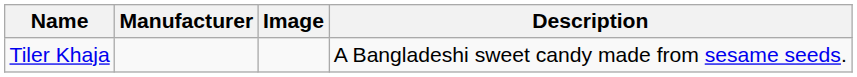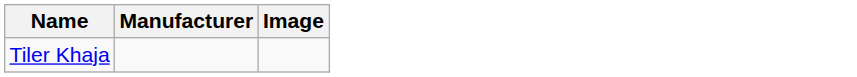- column: (590, 21)
